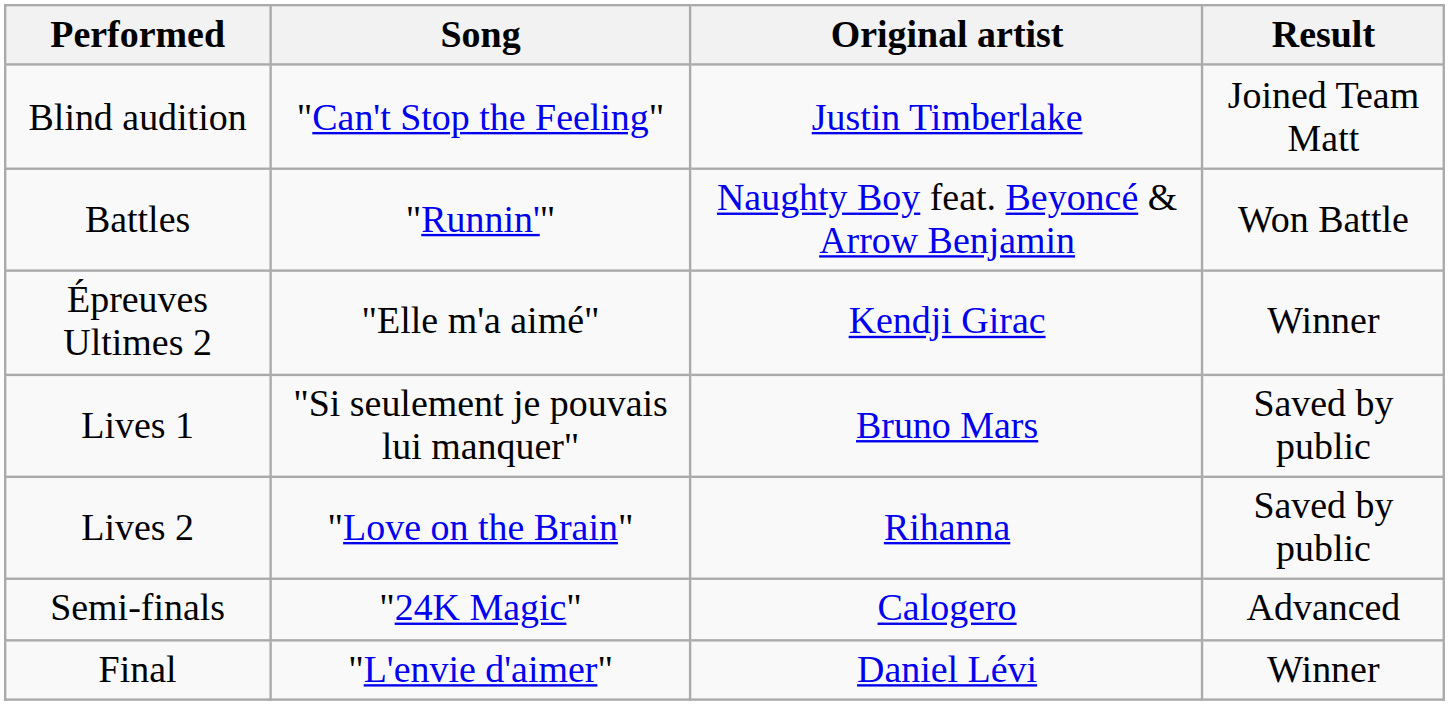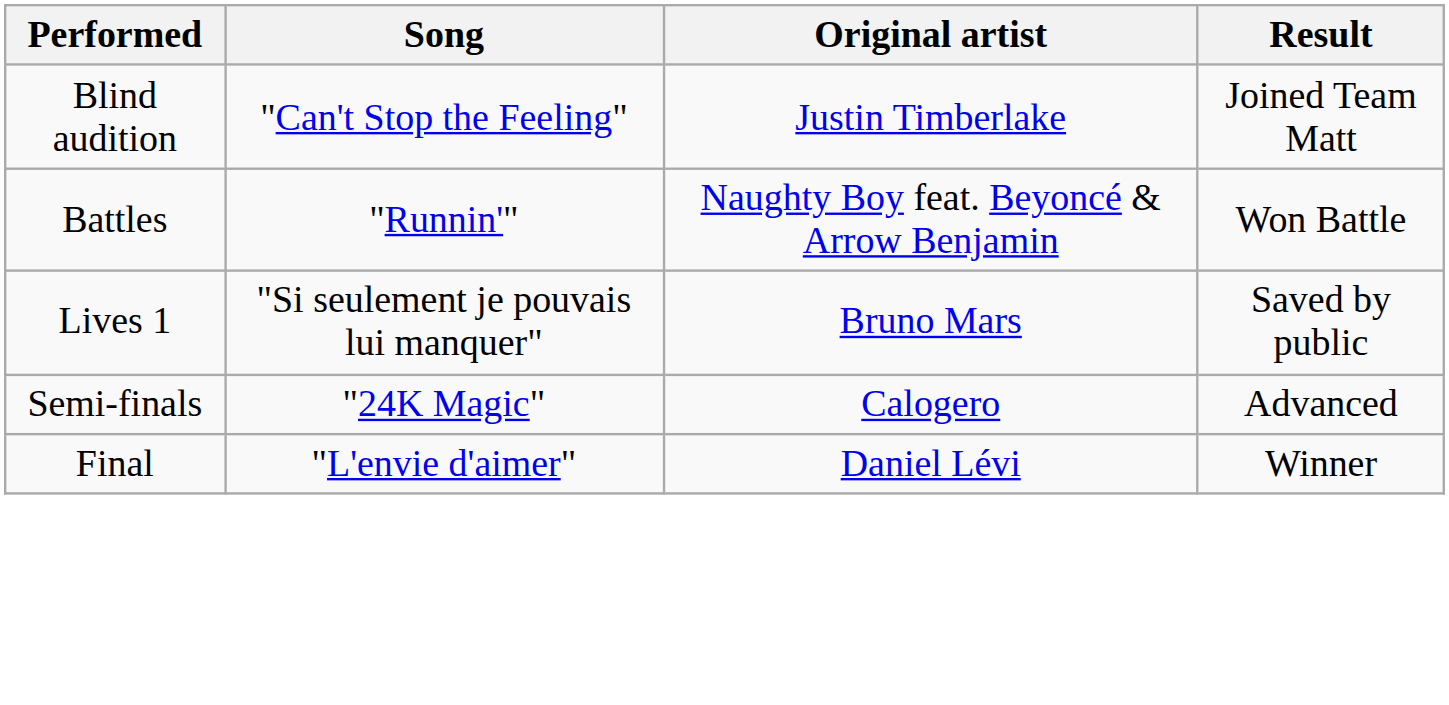- row: (138, 321)
- row: (138, 527)
